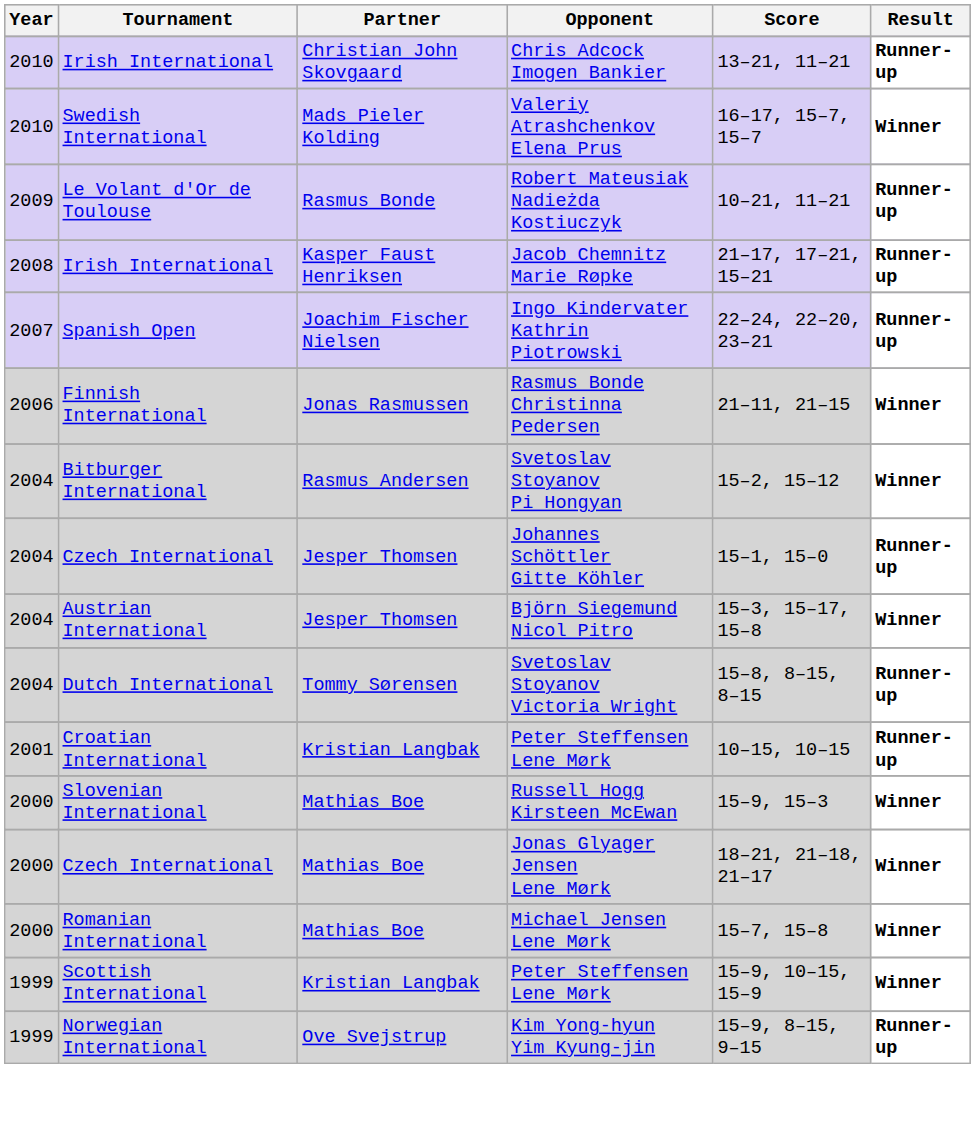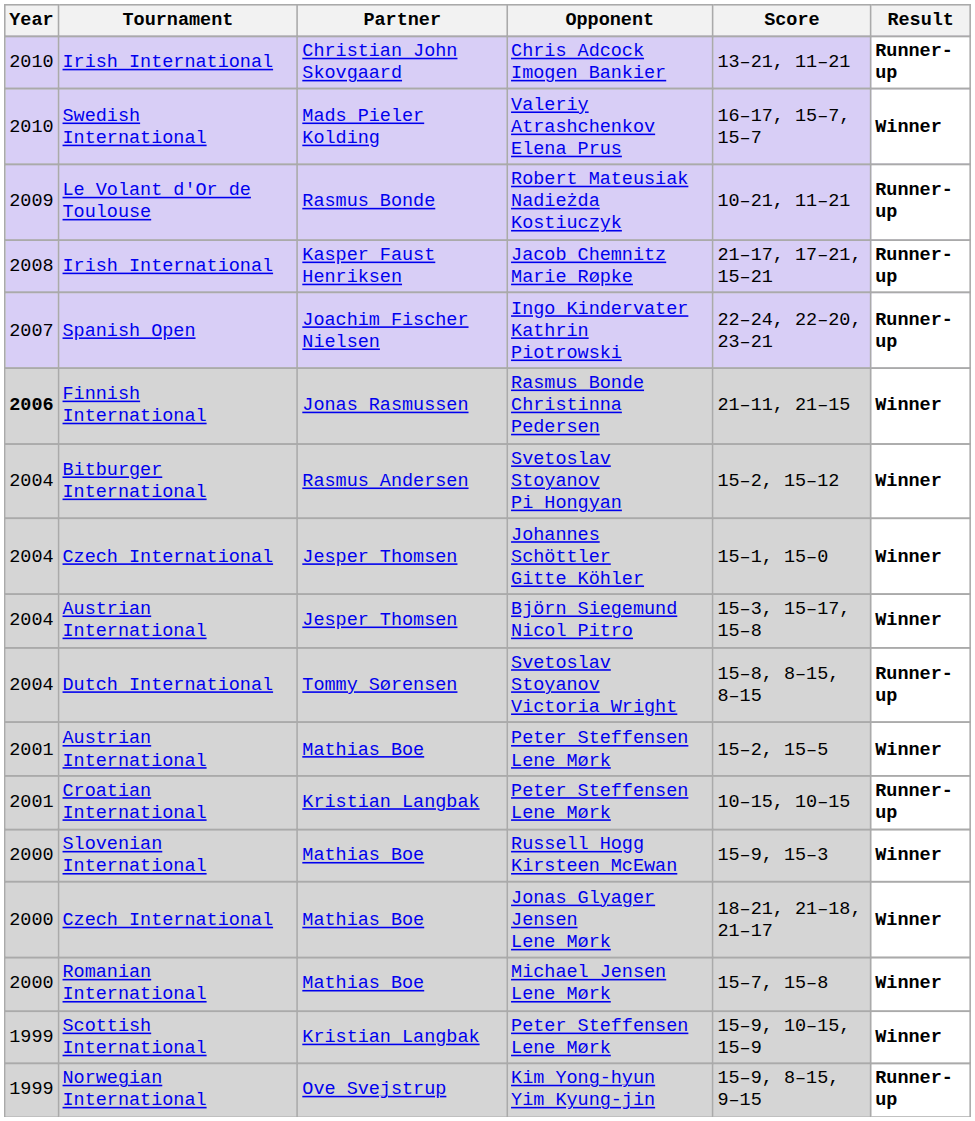(31, 405) normal -> (31, 405) bold
(914, 556) Runner-up -> (908, 556) Winner
+ row: (135, 749)
